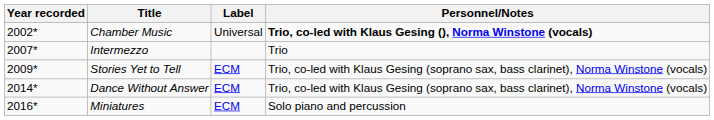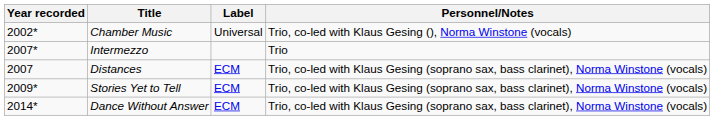(430, 32) bold -> (420, 32) normal
+ row: (116, 69)
- row: (117, 106)
